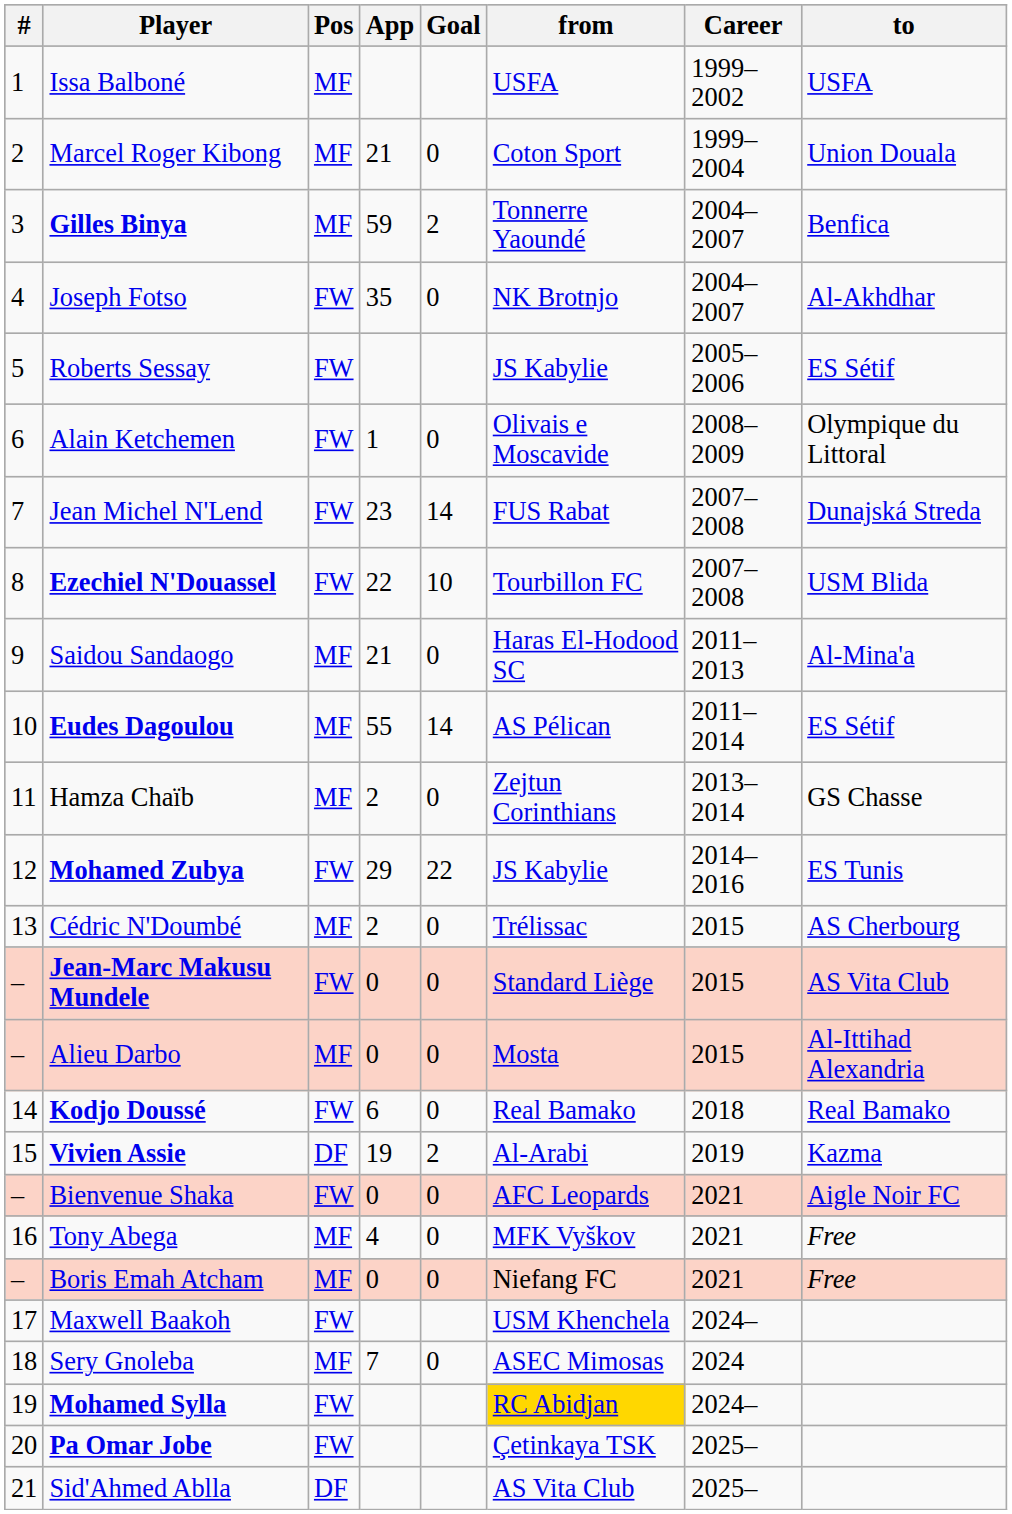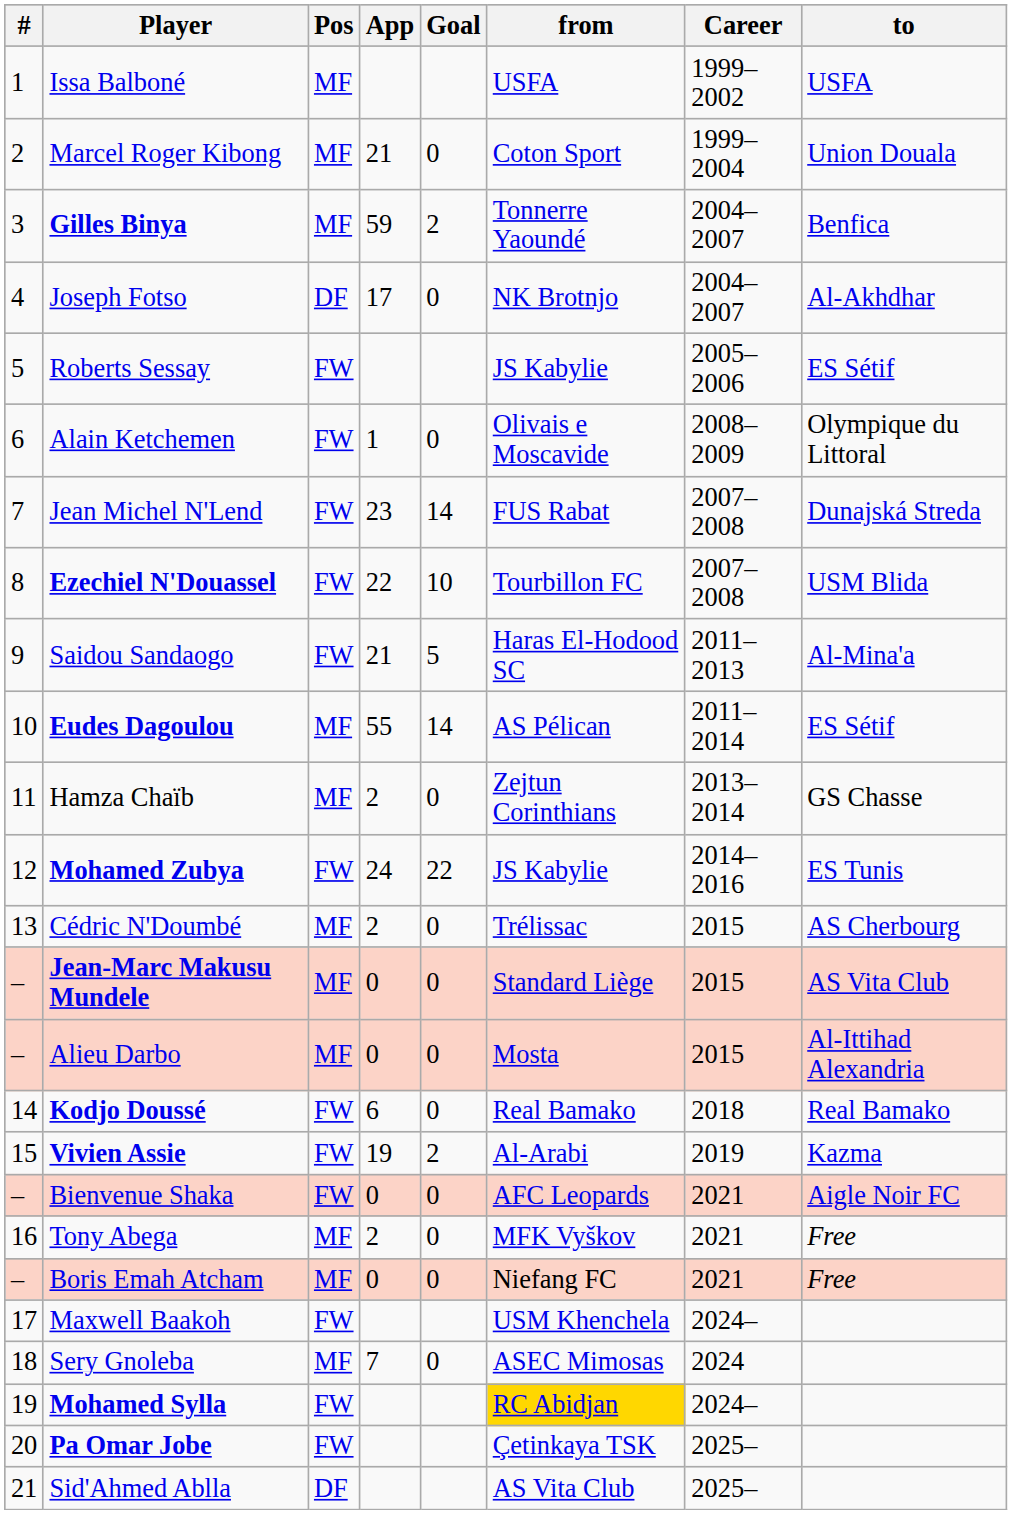(334, 296) FW -> (331, 296) DF
(379, 296) 35 -> (379, 296) 17
(333, 654) MF -> (334, 654) FW
(433, 654) 0 -> (433, 654) 5
(379, 869) 29 -> (379, 869) 24
(334, 982) FW -> (333, 982) MF
(331, 1153) DF -> (334, 1153) FW
(372, 1236) 4 -> (372, 1236) 2
